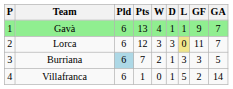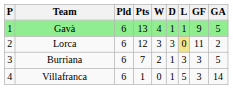(218, 28) 7 -> (218, 28) 5
(218, 44) 7 -> (218, 44) 2
(124, 60) lightblue background -> (124, 60) no background
(199, 76) 2 -> (199, 76) 3
